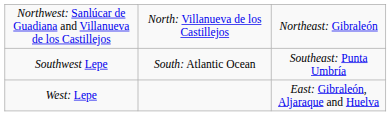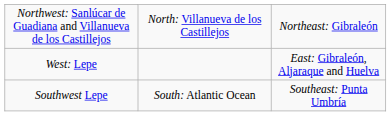rows swapped: (71, 95) <-> (71, 64)
